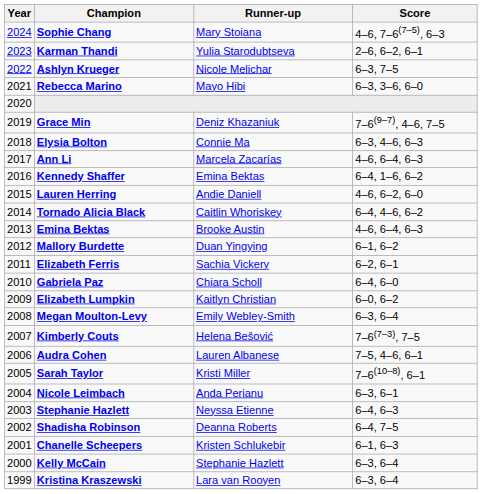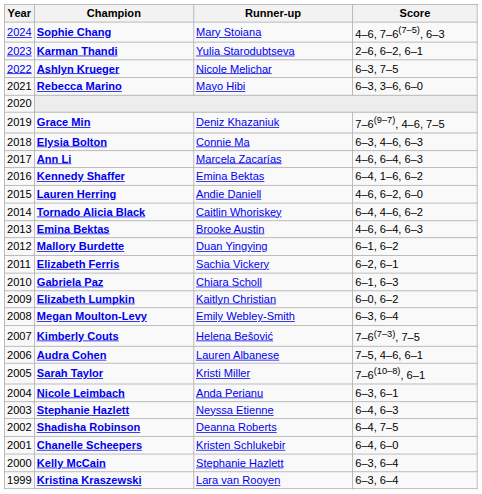(377, 282) 6–4, 6–0 -> (377, 282) 6–1, 6–3
(377, 446) 6–1, 6–3 -> (377, 446) 6–4, 6–0
